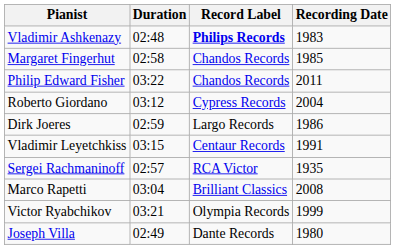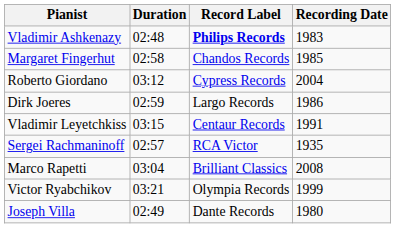- row: (66, 80)
